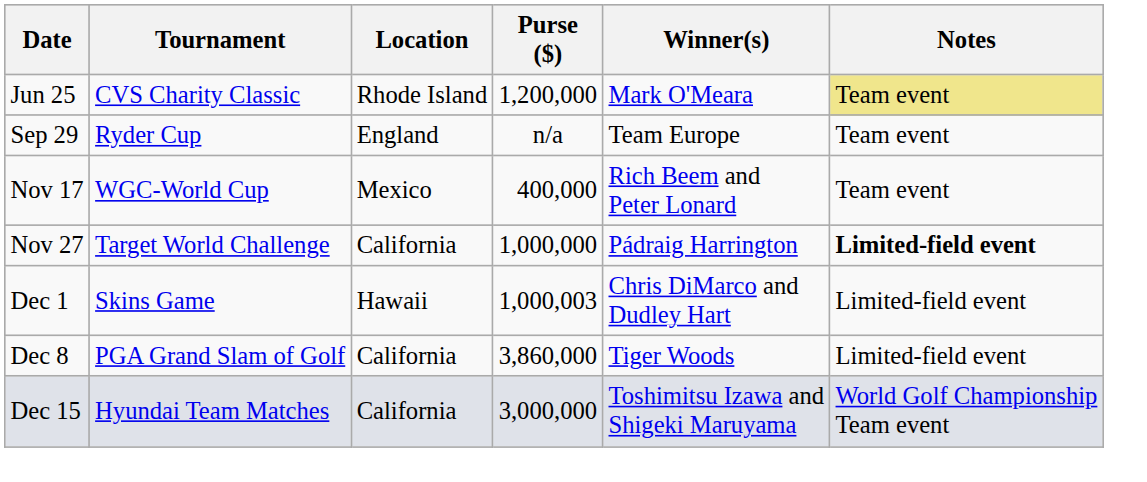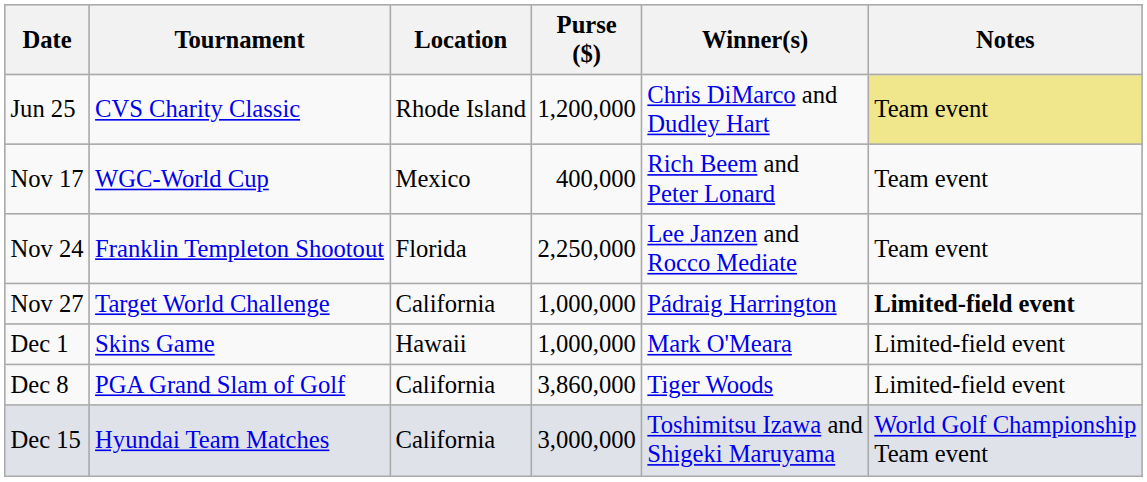(681, 94) Mark O'Meara -> (742, 109) Chris DiMarco and Dudley Hart
- row: (44, 135)
+ row: (47, 248)
(548, 300) 1,000,003 -> (587, 344) 1,000,000
(704, 300) Chris DiMarco and Dudley Hart -> (720, 344) Mark O'Meara
